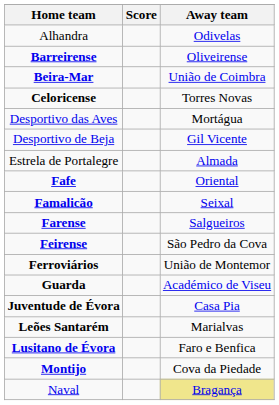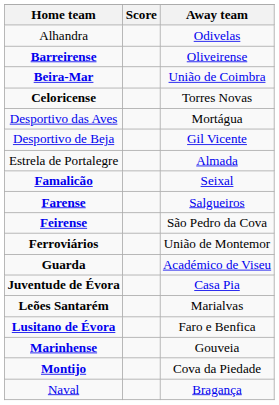- row: (64, 181)
+ row: (64, 347)
(217, 389) khaki background -> (217, 389) no background
